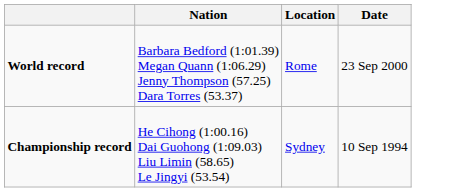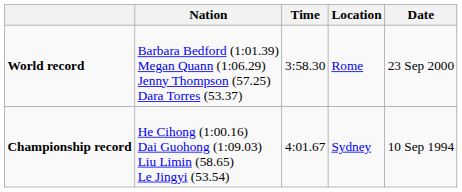+ column: (305, 15)
